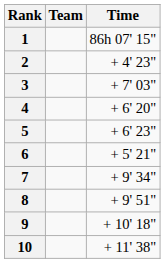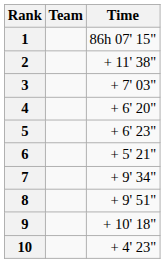(133, 62) + 4' 23" -> (130, 62) + 11' 38"
(130, 246) + 11' 38" -> (133, 246) + 4' 23"
